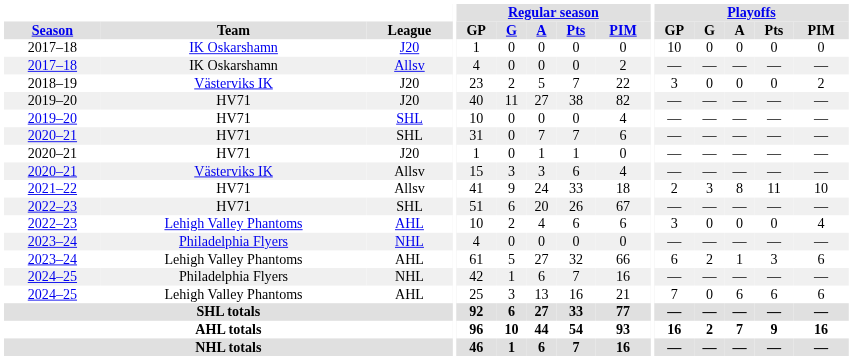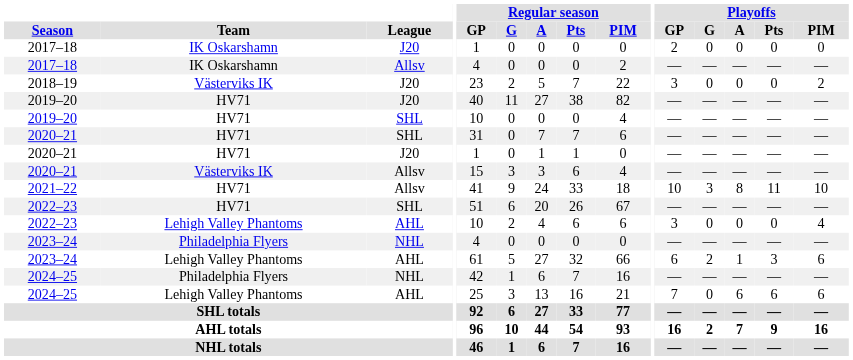(674, 48) 10 -> (674, 48) 2
(674, 188) 2 -> (674, 188) 10
